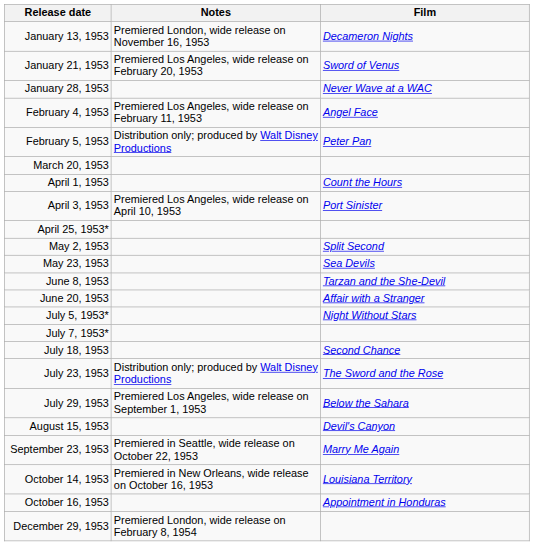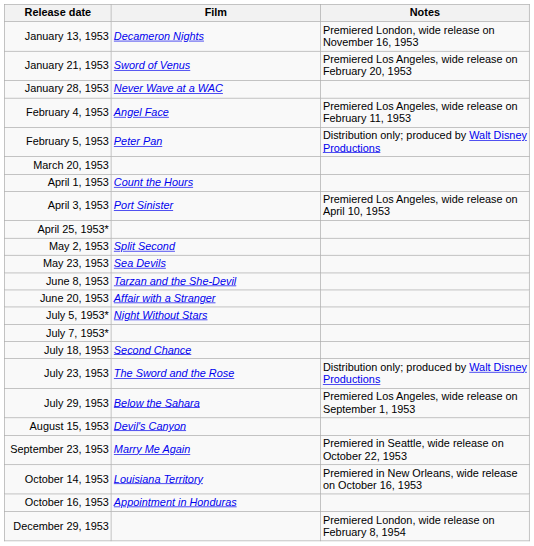columns swapped: (425, 13) <-> (216, 13)
